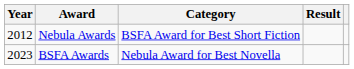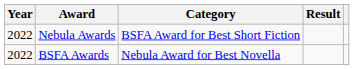(20, 34) 2012 -> (20, 34) 2022
(20, 54) 2023 -> (20, 54) 2022
